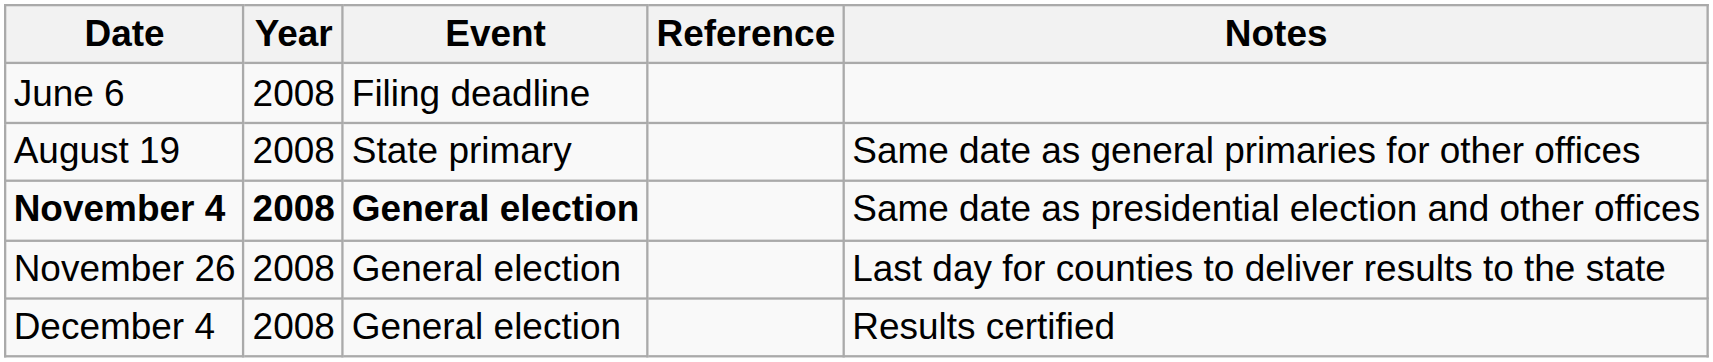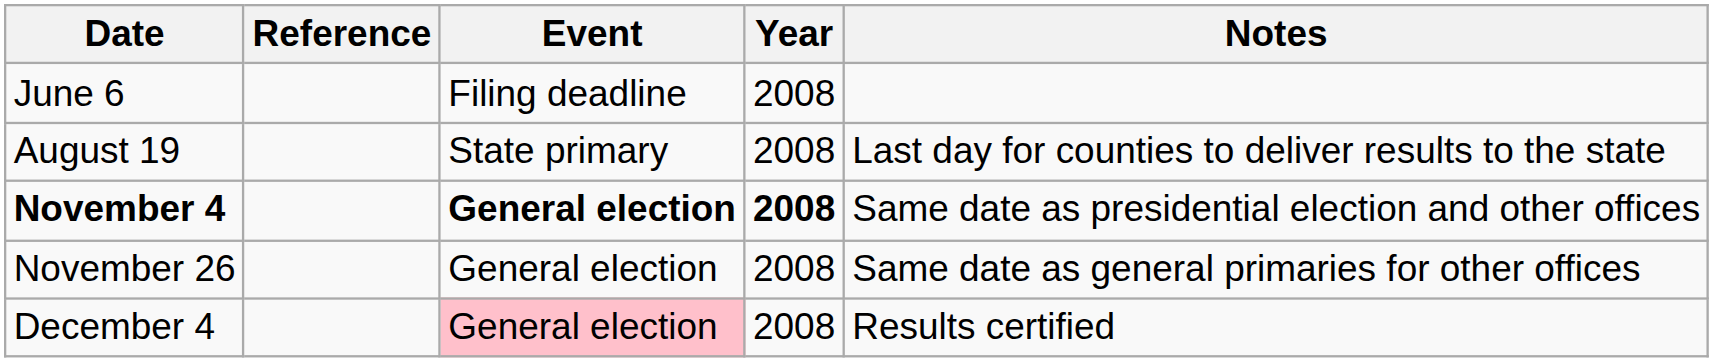columns swapped: (294, 33) <-> (746, 33)
(1246, 151) Same date as general primaries for other offices -> (1259, 151) Last day for counties to deliver results to the state
(1259, 268) Last day for counties to deliver results to the state -> (1246, 268) Same date as general primaries for other offices
(486, 326) no background -> (583, 326) pink background
